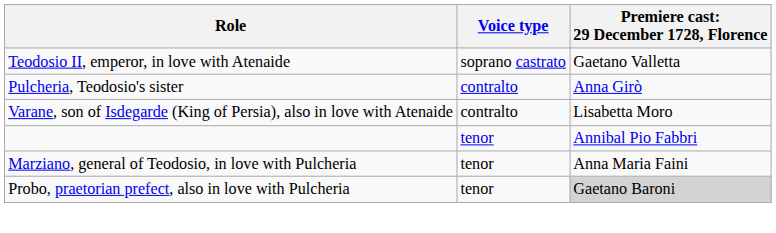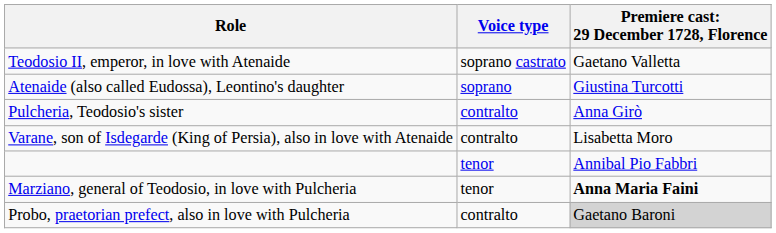+ row: (176, 86)
(631, 163) normal -> (636, 189) bold
(477, 189) tenor -> (489, 214) contralto
